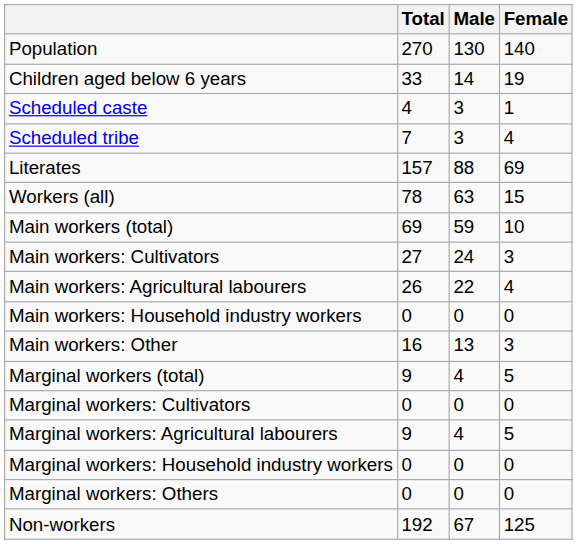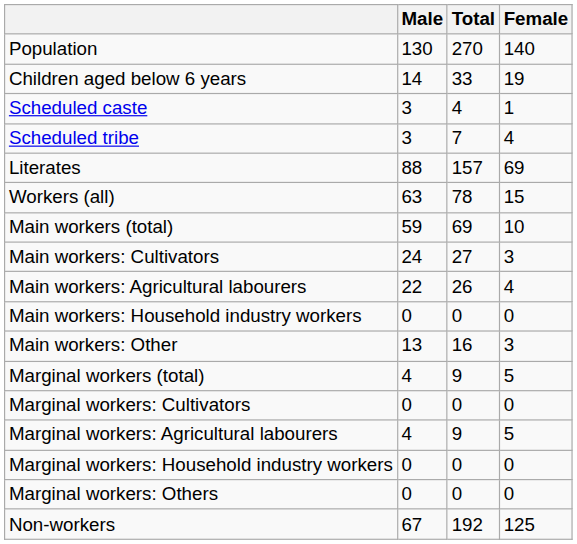columns swapped: (423, 19) <-> (474, 19)
